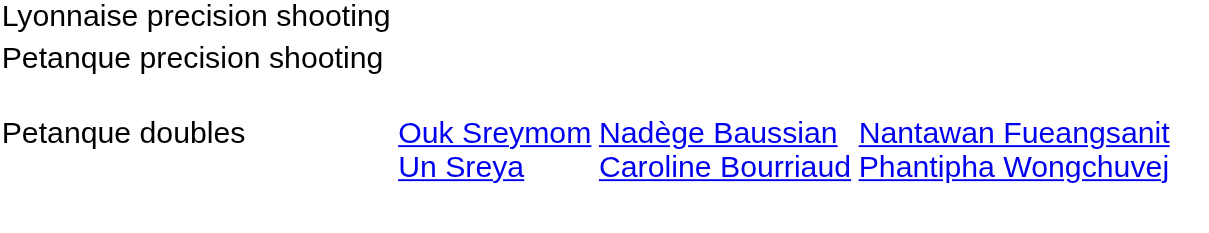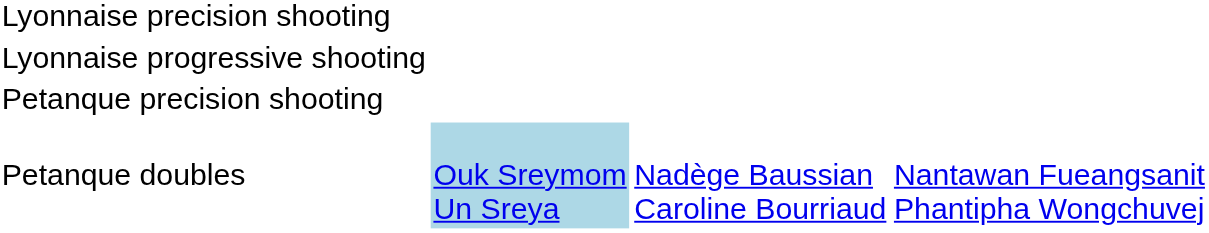+ row: (214, 57)
(495, 150) no background -> (530, 192) lightblue background
